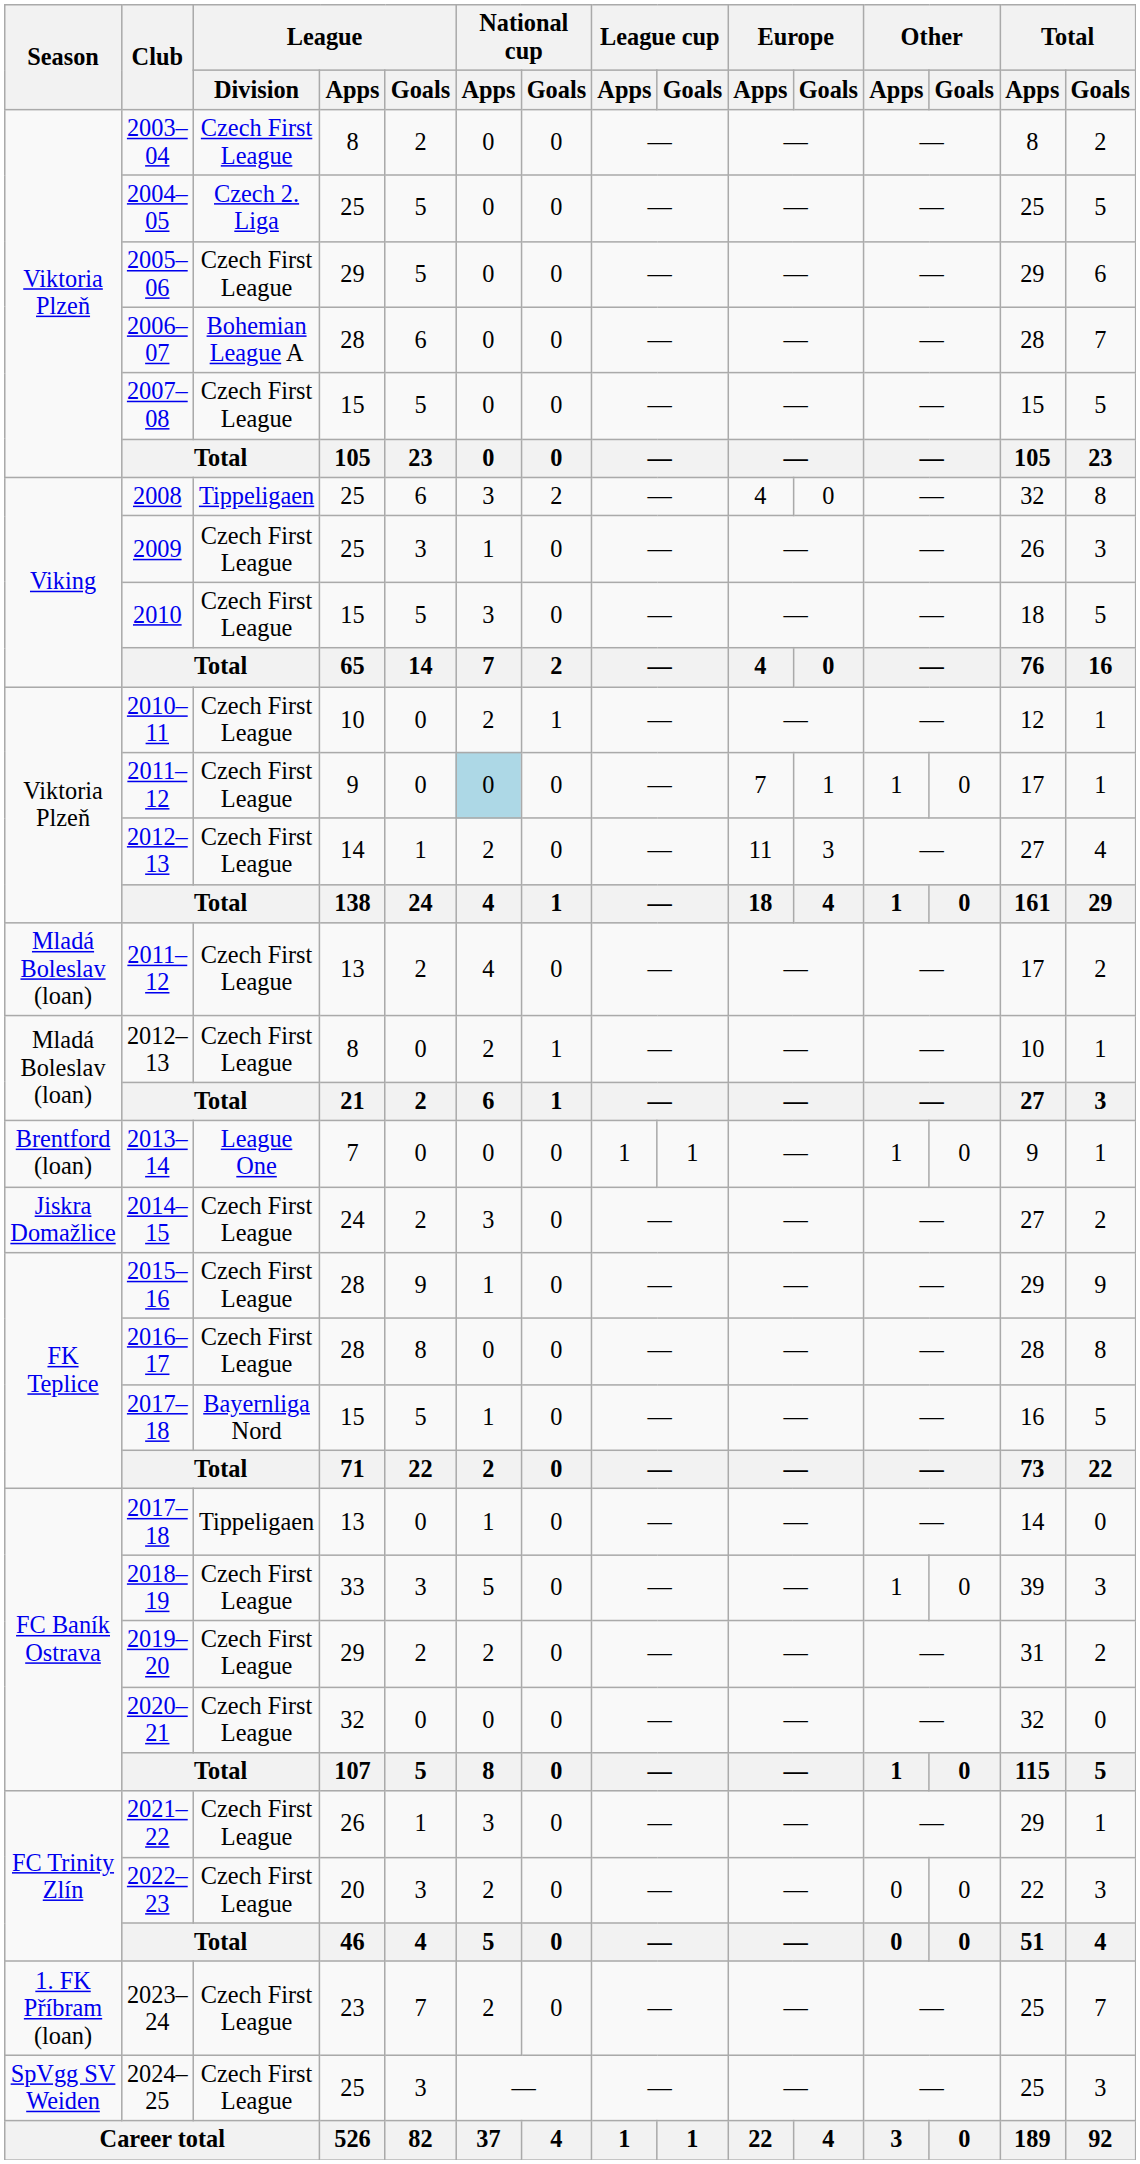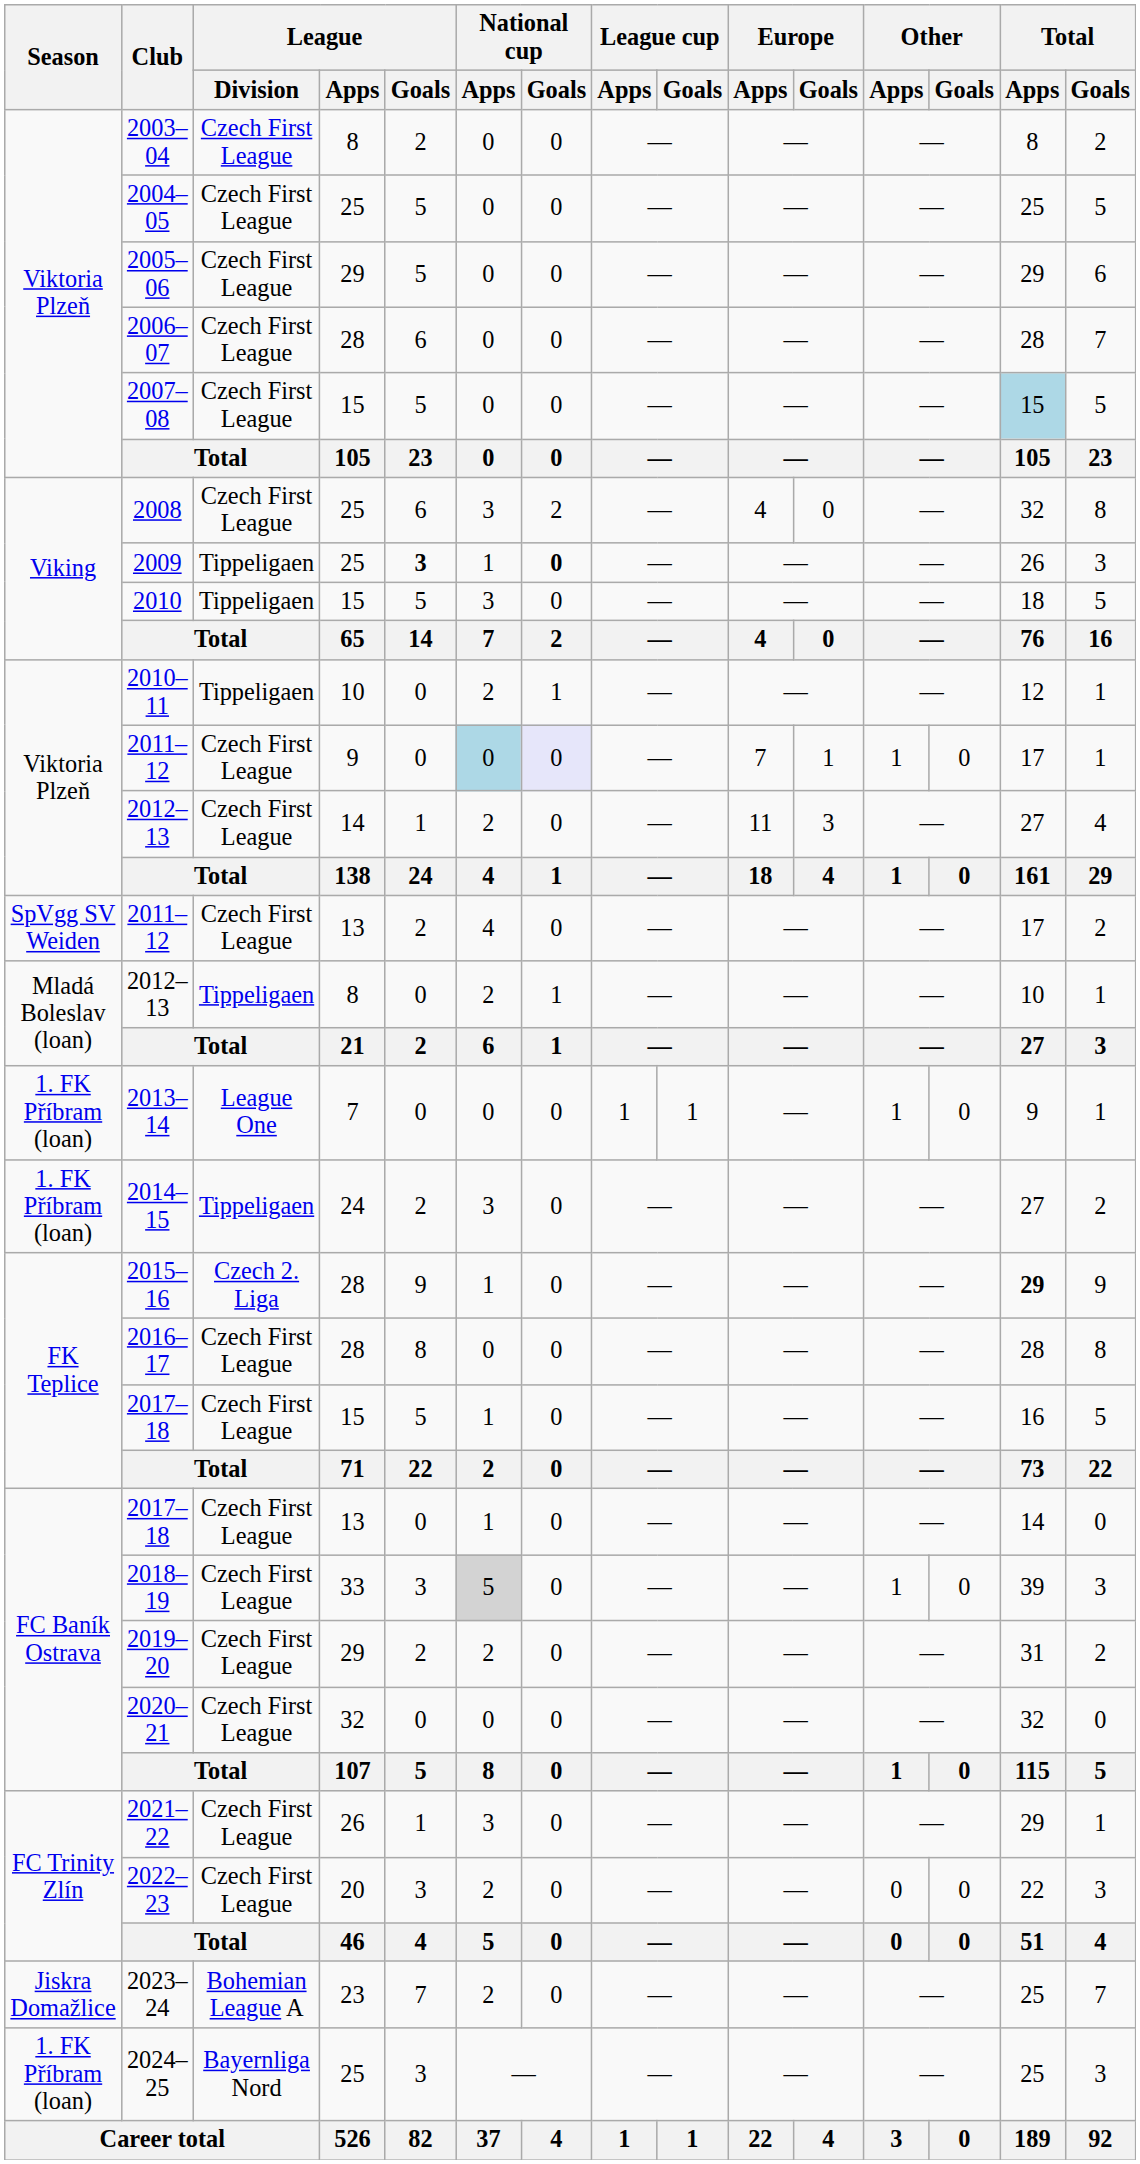(257, 207) Czech 2. Liga -> (257, 207) Czech First League
(257, 339) Bohemian League A -> (257, 339) Czech First League
(1032, 405) no background -> (1032, 405) lightblue background
(257, 496) Tippeligaen -> (257, 510) Czech First League
(257, 548) Czech First League -> (257, 562) Tippeligaen
(420, 548) normal -> (420, 562) bold
(556, 548) normal -> (556, 562) bold
(257, 614) Czech First League -> (257, 601) Tippeligaen
(257, 719) Czech First League -> (257, 691) Tippeligaen
(556, 785) no background -> (556, 757) lavender background
(63, 969) Mladá Boleslav (loan) -> (63, 928) SpVgg SV Weiden
(257, 1048) Czech First League -> (257, 994) Tippeligaen
(63, 1153) Brentford (loan) -> (63, 1112) 1. FK Příbram (loan)
(63, 1219) Jiskra Domažlice -> (63, 1205) 1. FK Příbram (loan)
(257, 1219) Czech First League -> (257, 1205) Tippeligaen
(257, 1285) Czech First League -> (257, 1285) Czech 2. Liga
(1032, 1285) normal -> (1032, 1285) bold
(257, 1417) Bayernliga Nord -> (257, 1417) Czech First League
(257, 1521) Tippeligaen -> (257, 1521) Czech First League
(488, 1587) no background -> (488, 1587) lightgrey background
(63, 2007) 1. FK Příbram (loan) -> (63, 1994) Jiskra Domažlice
(257, 2007) Czech First League -> (257, 1994) Bohemian League A
(63, 2087) SpVgg SV Weiden -> (63, 2073) 1. FK Příbram (loan)
(257, 2087) Czech First League -> (257, 2073) Bayernliga Nord
